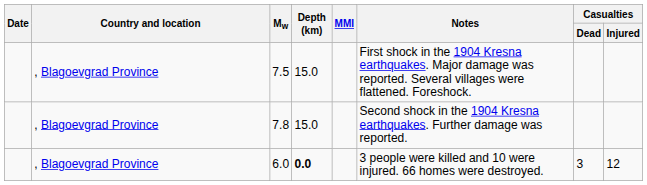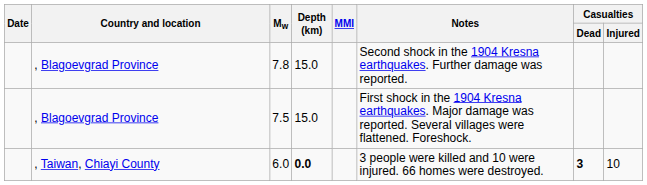rows swapped: (281, 72) <-> (281, 125)
(96, 164) , Blagoevgrad Province -> (97, 164) , Taiwan, Chiayi County
(580, 164) normal -> (580, 164) bold
(613, 164) 12 -> (613, 164) 10
